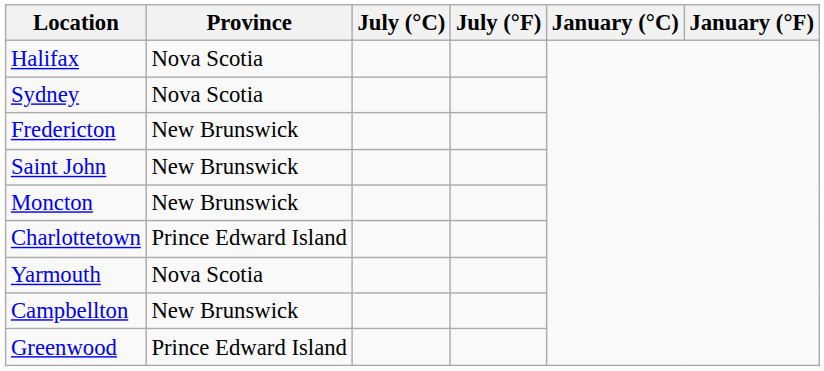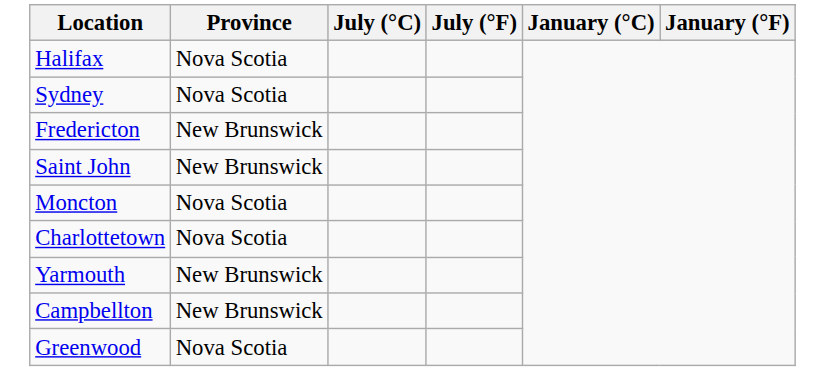(225, 202) New Brunswick -> (232, 202) Nova Scotia
(249, 238) Prince Edward Island -> (232, 238) Nova Scotia
(207, 274) Nova Scotia -> (249, 274) New Brunswick
(249, 346) Prince Edward Island -> (232, 346) Nova Scotia
